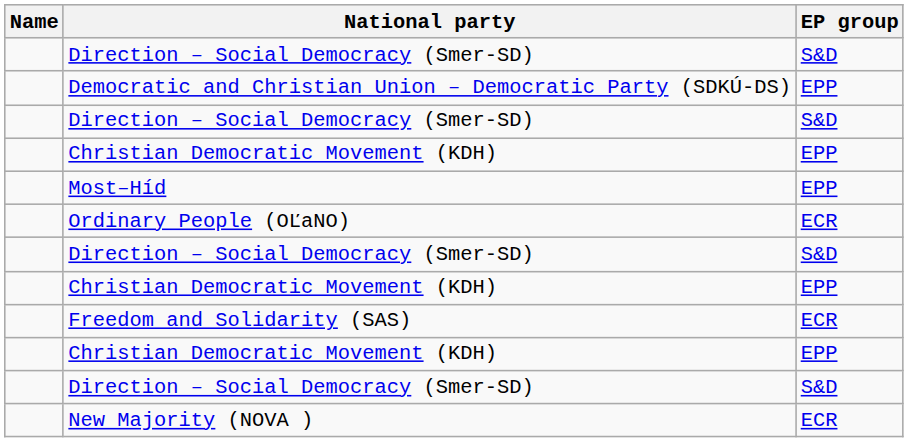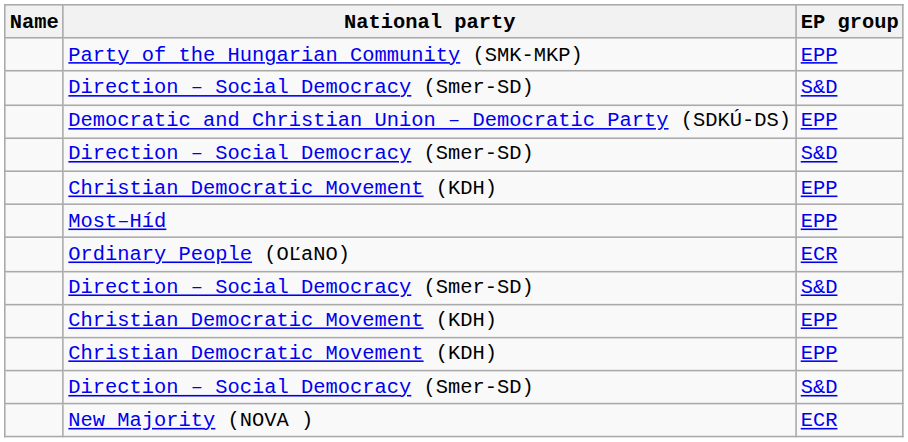+ row: (326, 55)
- row: (240, 321)
